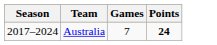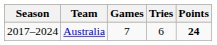+ column: (161, 13)
